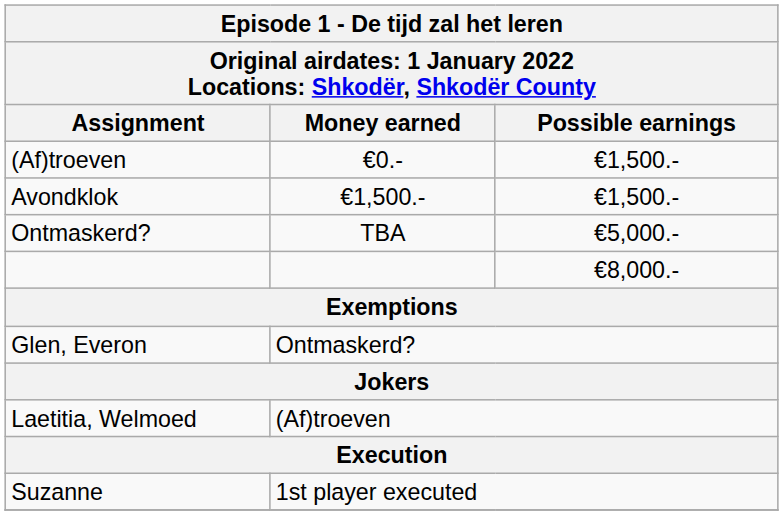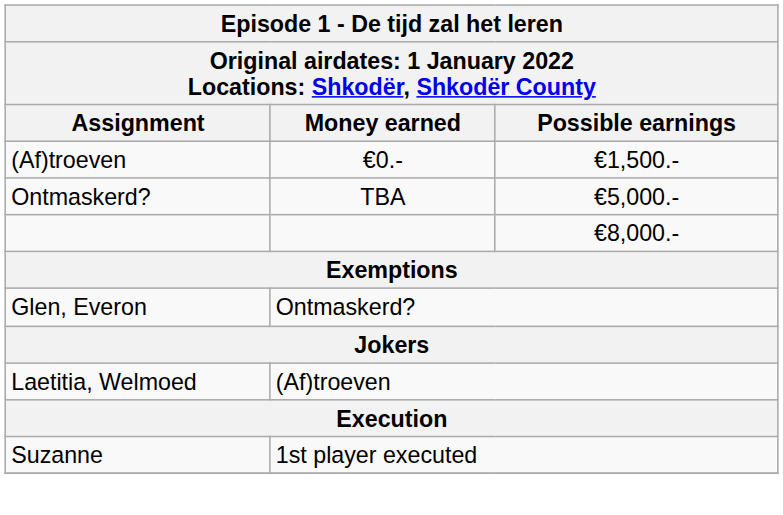- row: (65, 197)
